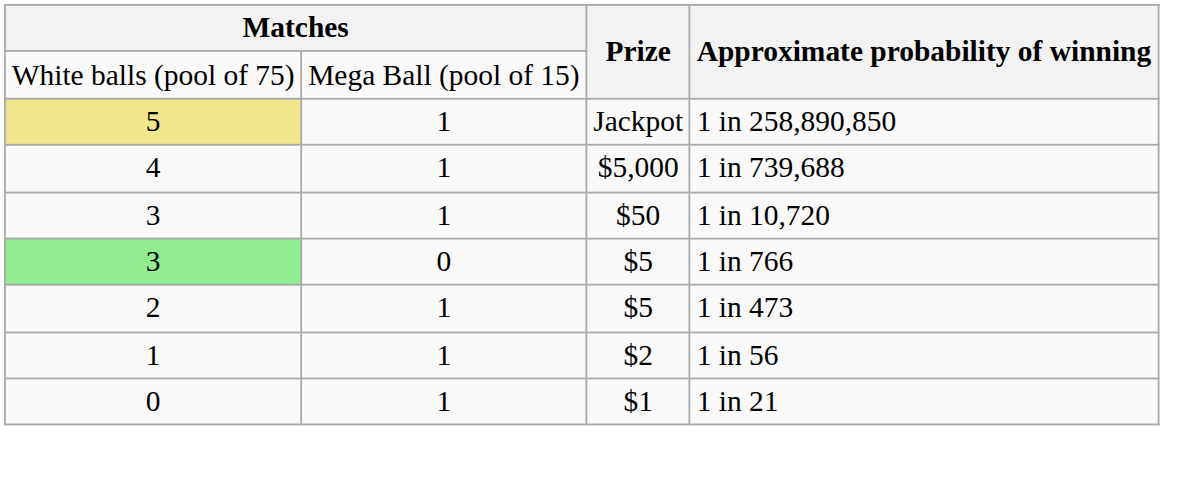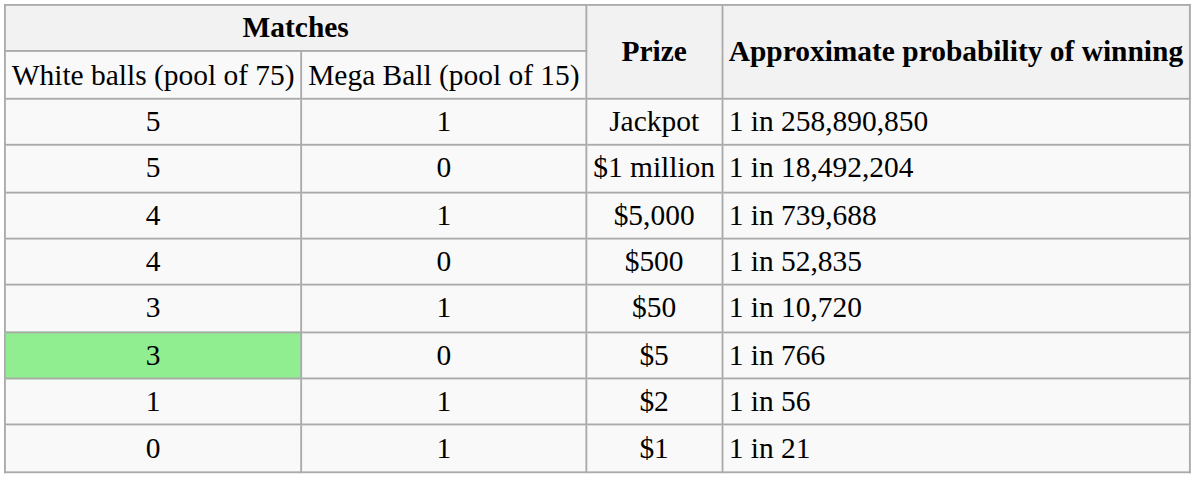(153, 121) khaki background -> (153, 121) no background
+ row: (821, 167)
+ row: (795, 261)
- row: (745, 307)
